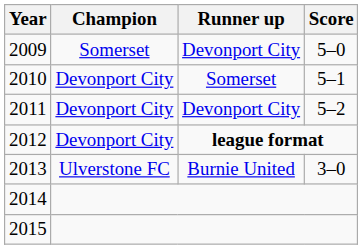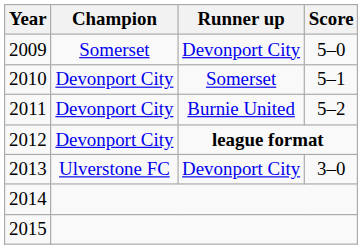(241, 109) Devonport City -> (241, 109) Burnie United
(241, 169) Burnie United -> (241, 169) Devonport City
